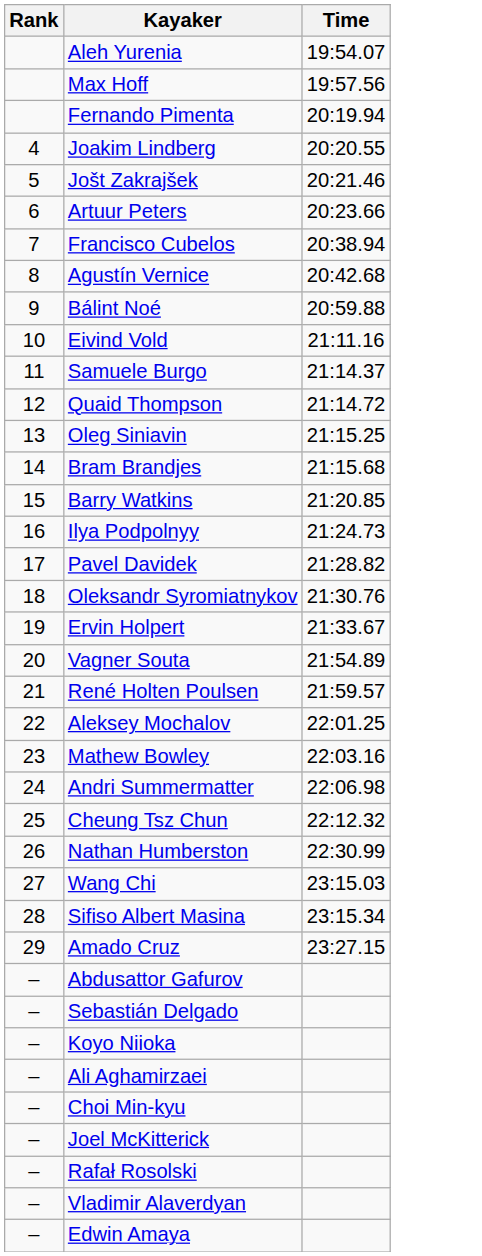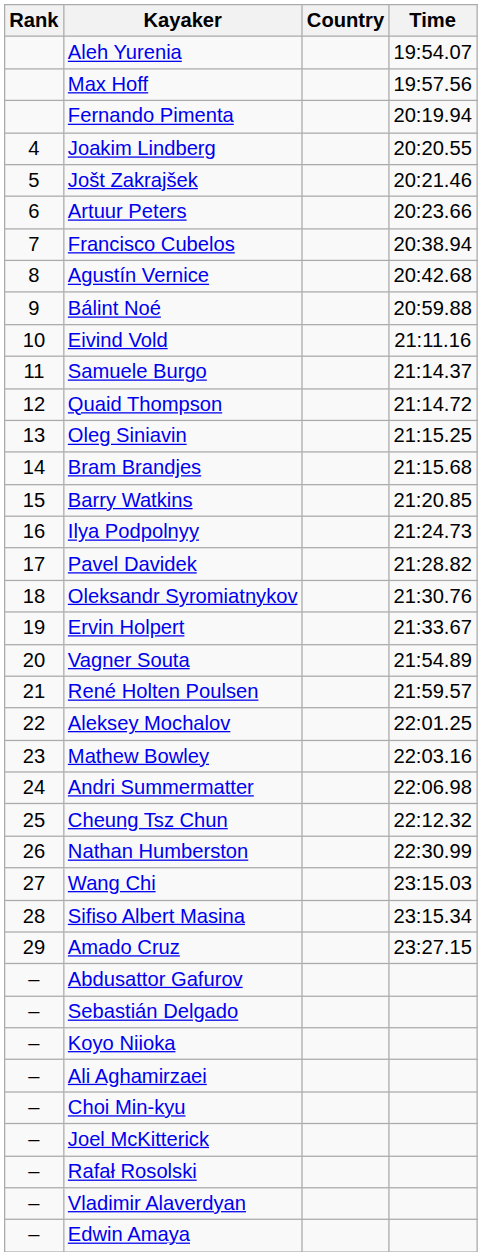+ column: (345, 20)
